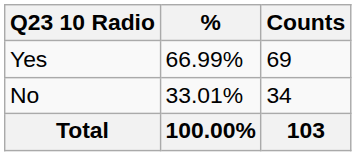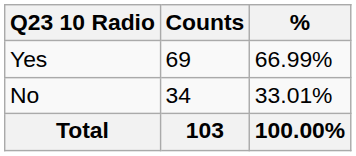columns swapped: (306, 22) <-> (211, 22)
